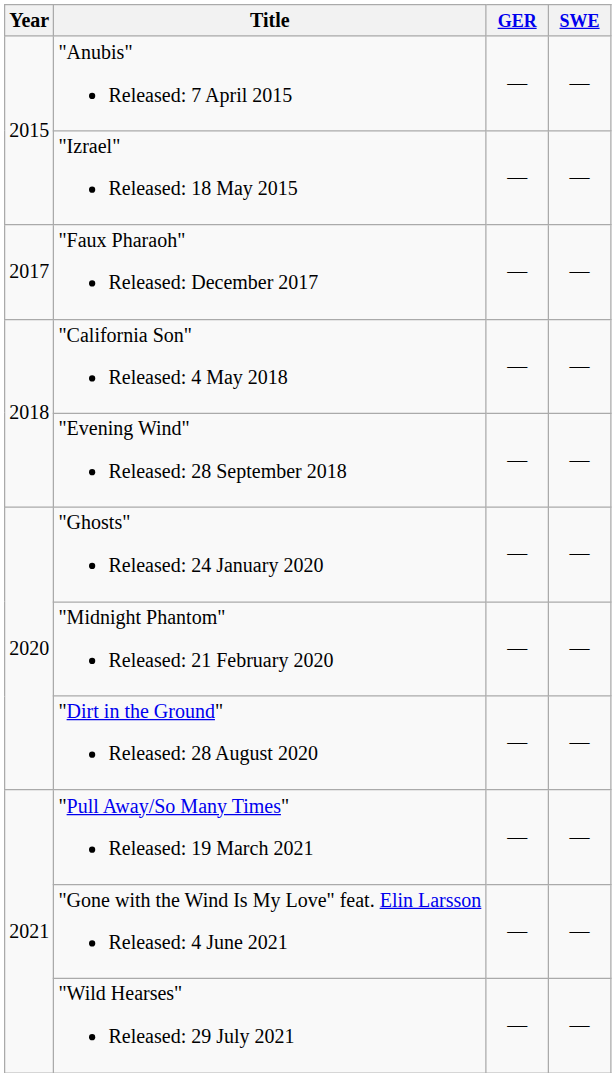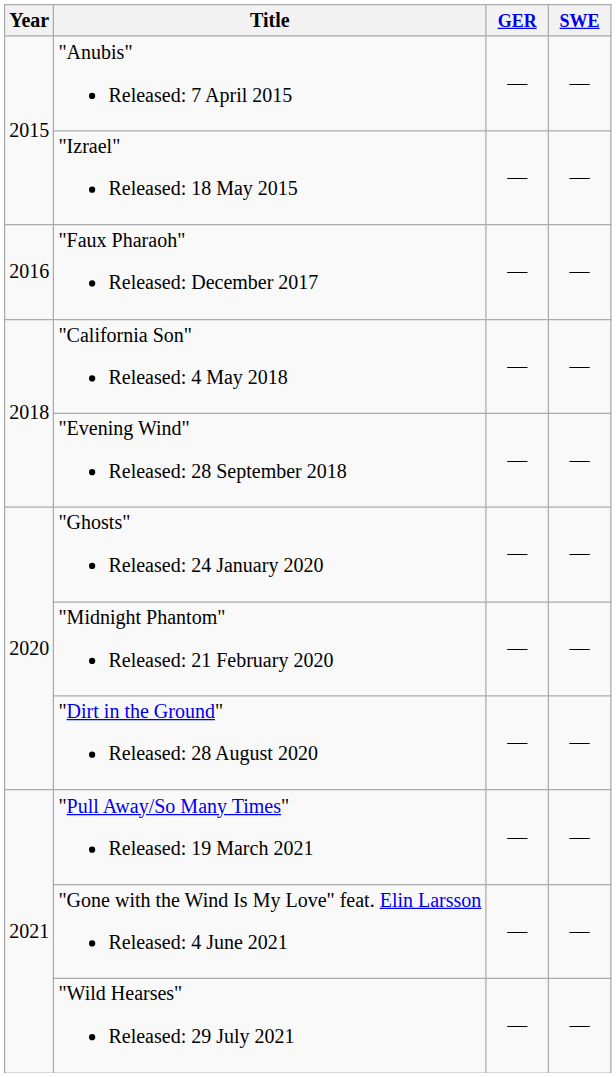(29, 271) 2017 -> (29, 271) 2016
